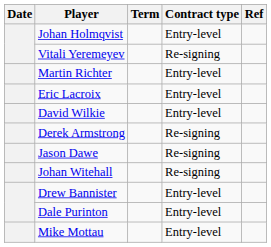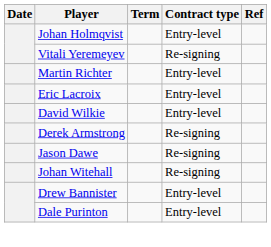- row: (71, 232)
